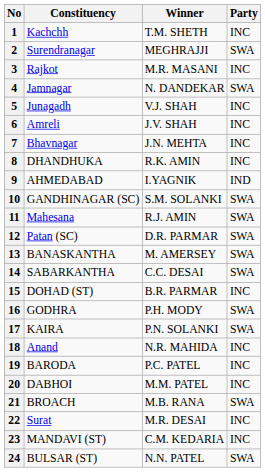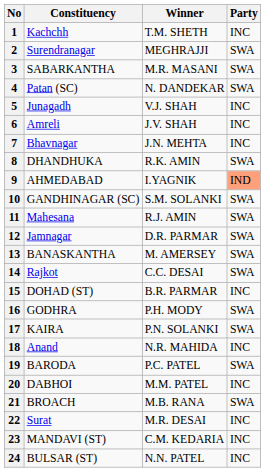(42, 69) Rajkot -> (71, 69) SABARKANTHA
(240, 69) INC -> (242, 69) SWA
(49, 87) Jamnagar -> (52, 87) Patan (SC)
(240, 161) INC -> (242, 161) SWA
(240, 180) no background -> (240, 180) lightsalmon background
(52, 236) Patan (SC) -> (49, 236) Jamnagar
(71, 273) SABARKANTHA -> (42, 273) Rajkot
(240, 365) INC -> (242, 365) SWA
(242, 458) SWA -> (240, 458) INC
